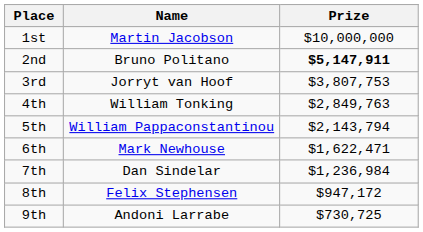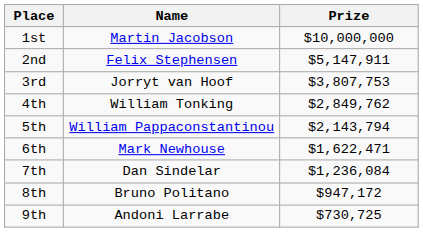(172, 60) Bruno Politano -> (172, 60) Felix Stephensen
(349, 60) bold -> (349, 60) normal
(349, 105) $2,849,763 -> (349, 105) $2,849,762
(349, 171) $1,236,984 -> (349, 171) $1,236,084
(172, 194) Felix Stephensen -> (172, 194) Bruno Politano
